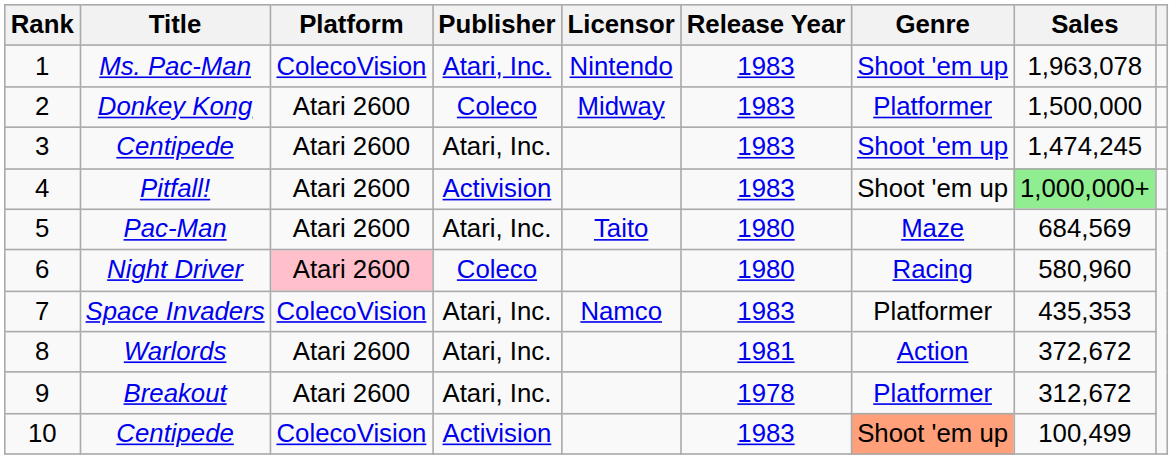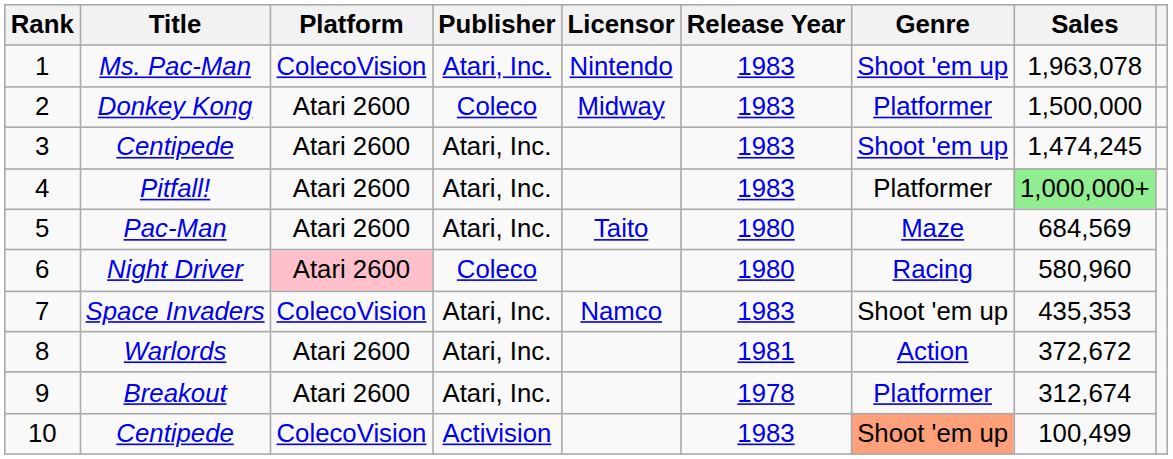(497, 188) Activision -> (497, 188) Atari, Inc.
(933, 188) Shoot 'em up -> (933, 188) Platformer
(933, 310) Platformer -> (933, 310) Shoot 'em up
(1085, 392) 312,672 -> (1085, 392) 312,674
